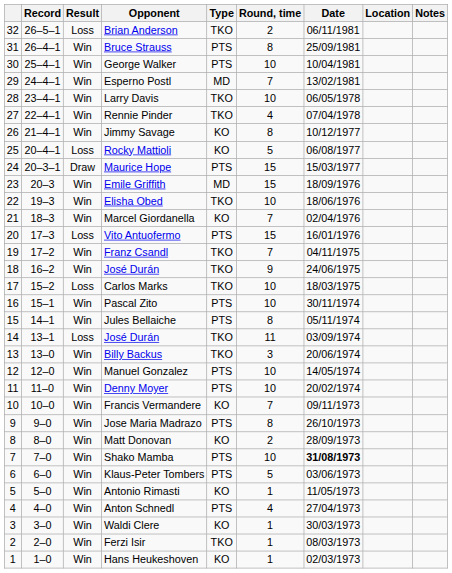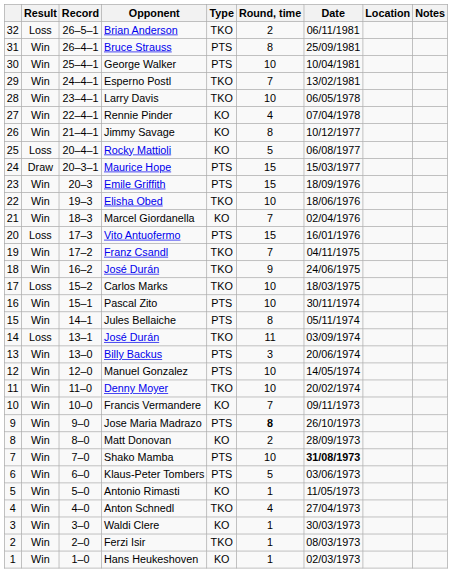columns swapped: (83, 13) <-> (42, 13)
(222, 81) MD -> (222, 81) TKO
(222, 116) TKO -> (222, 116) KO
(222, 184) MD -> (222, 184) PTS
(222, 355) TKO -> (222, 355) PTS
(222, 389) PTS -> (222, 389) TKO
(270, 423) normal -> (270, 423) bold
(222, 509) PTS -> (222, 509) TKO
